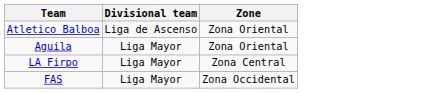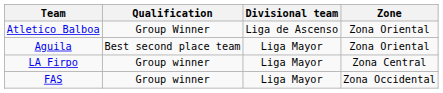+ column: (172, 13)
